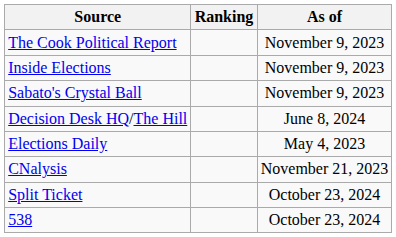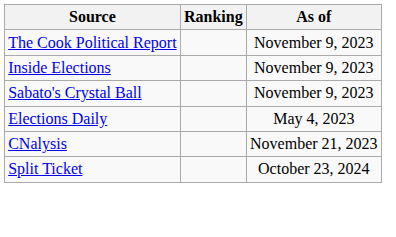- row: (98, 118)
- row: (20, 220)
